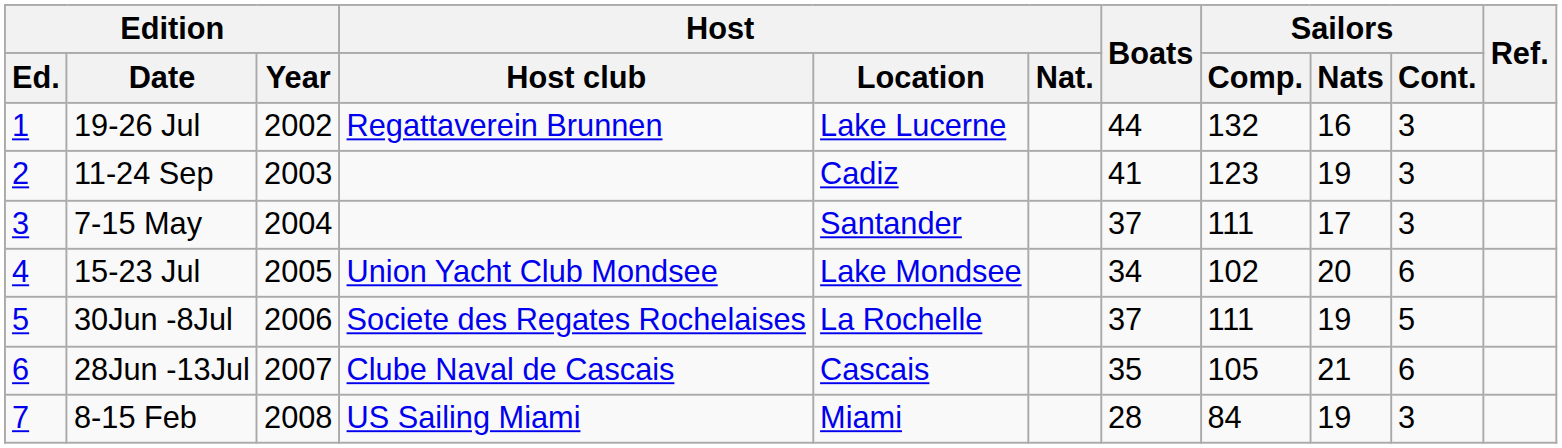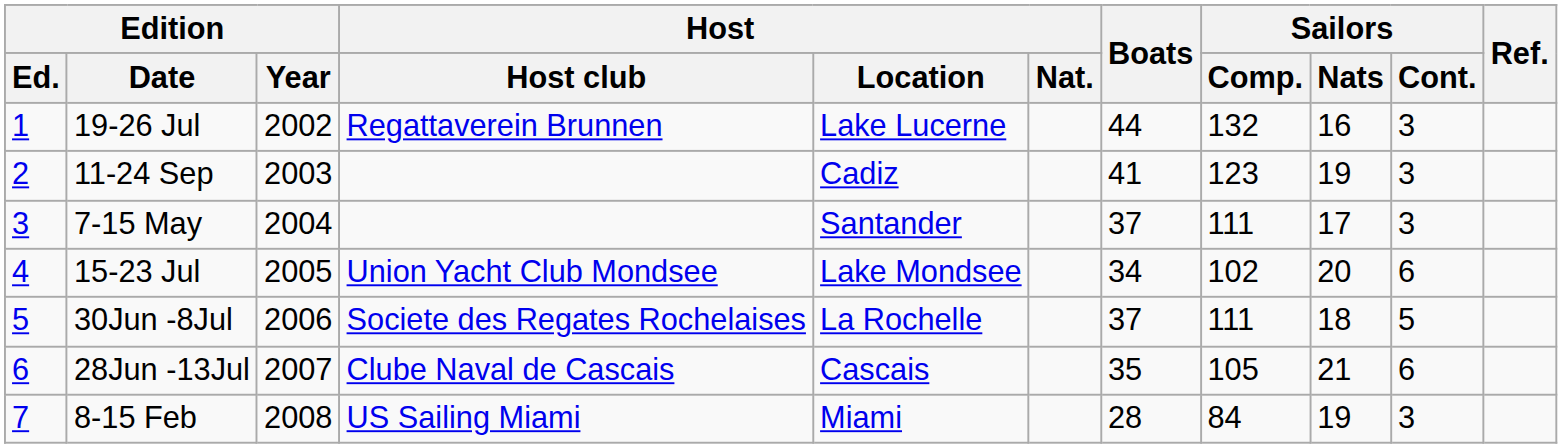(1334, 321) 19 -> (1334, 321) 18
